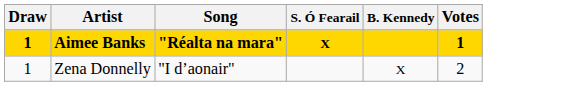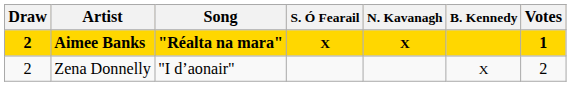+ column: (405, 18)
(28, 42) 1 -> (28, 42) 2
(28, 68) 1 -> (28, 68) 2
